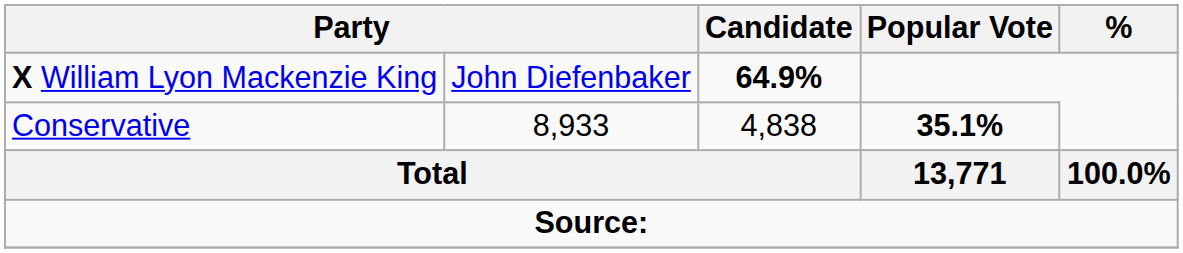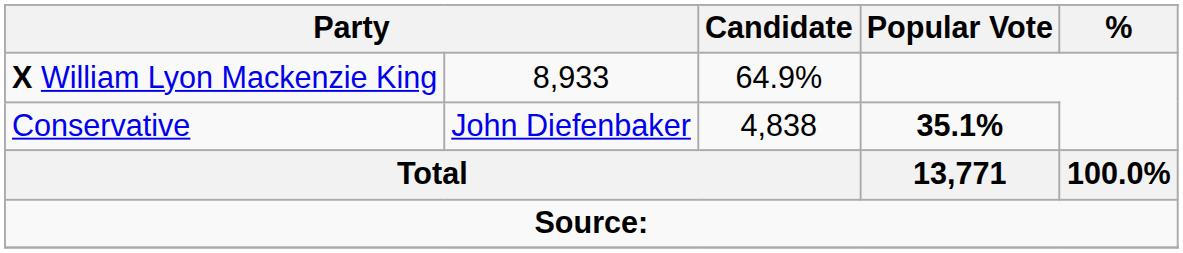(571, 77) John Diefenbaker -> (571, 77) 8,933
(779, 77) bold -> (779, 77) normal
(571, 125) 8,933 -> (571, 125) John Diefenbaker
